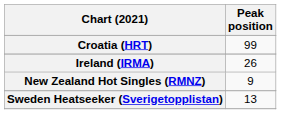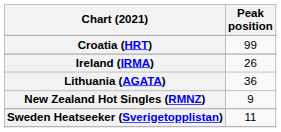+ row: (115, 81)
(250, 99) 13 -> (250, 117) 11
